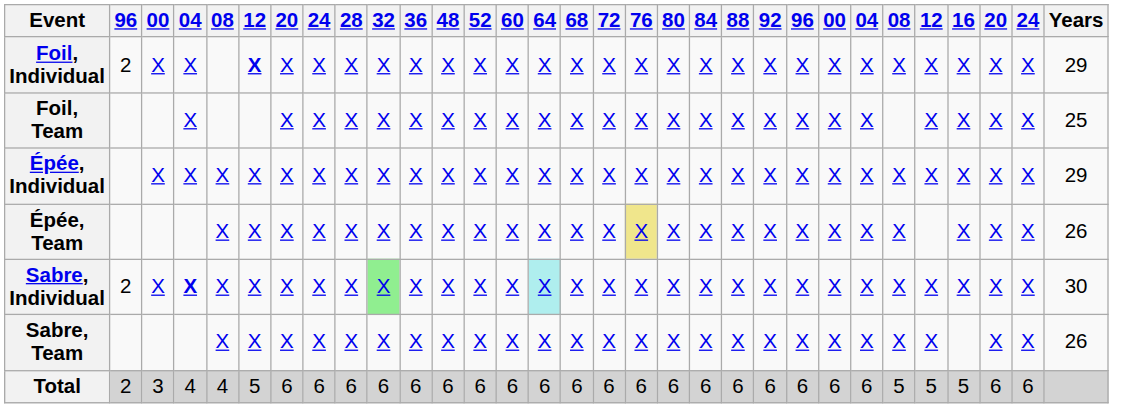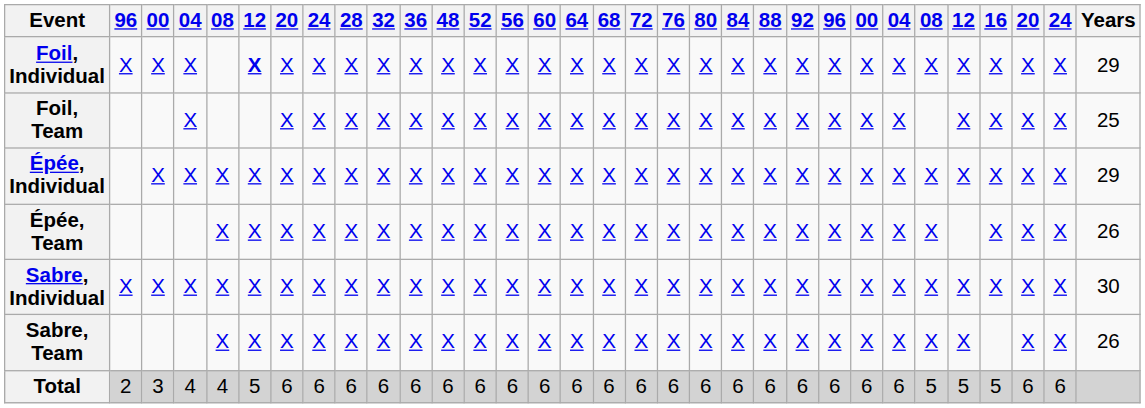+ column: (512, 20)
(126, 64) 2 -> (126, 64) X
(641, 231) khaki background -> (674, 231) no background
(126, 286) 2 -> (126, 286) X
(190, 286) bold -> (190, 286) normal
(384, 286) lightgreen background -> (384, 286) no background
(545, 286) paleturquoise background -> (577, 286) no background
